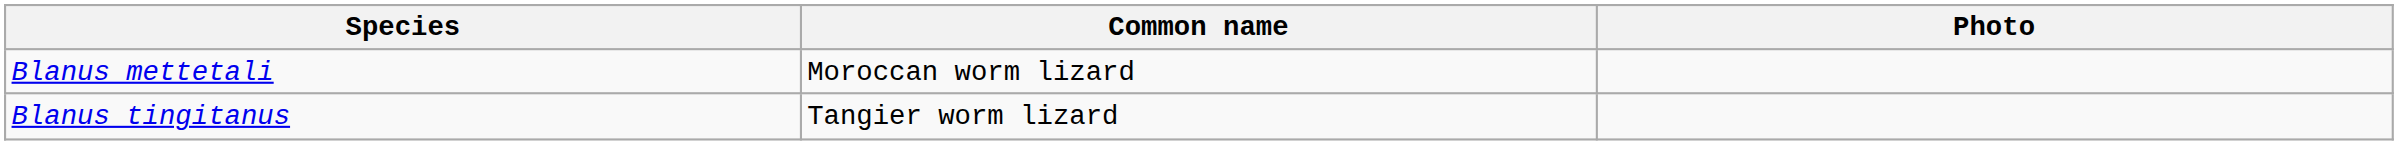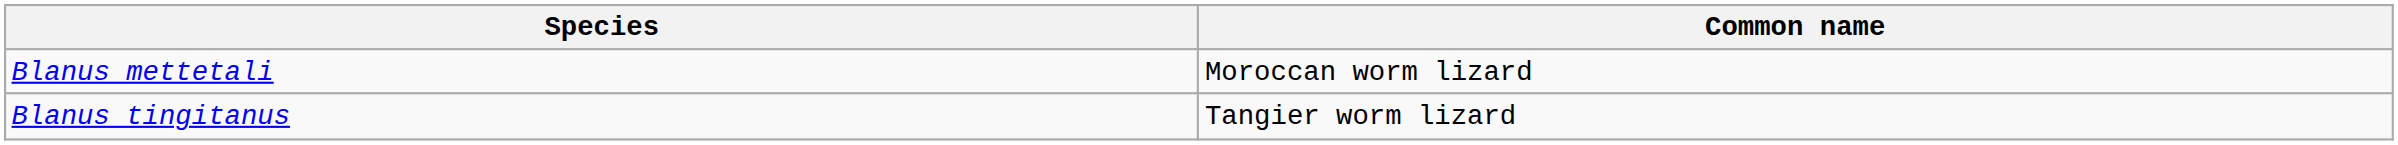- column: (1994, 27)
